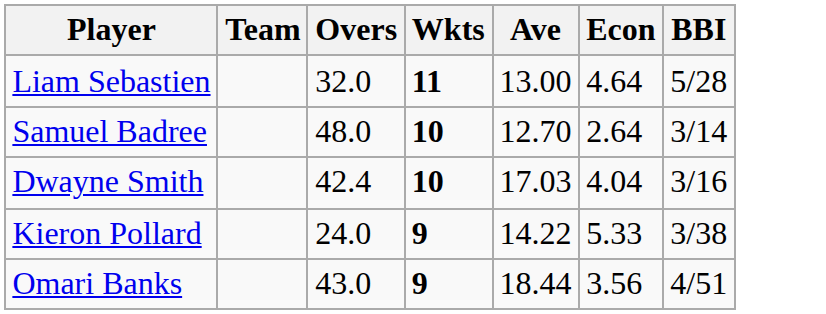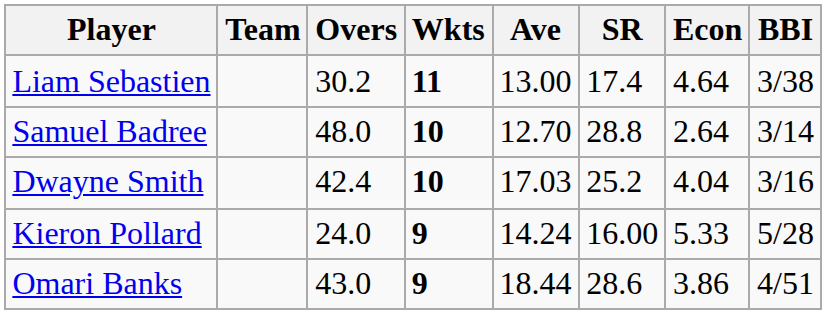+ column: (622, 29)
(343, 80) 32.0 -> (343, 80) 30.2
(699, 80) 5/28 -> (786, 80) 3/38
(536, 232) 14.22 -> (536, 232) 14.24
(699, 232) 3/38 -> (786, 232) 5/28
(614, 283) 3.56 -> (701, 283) 3.86
